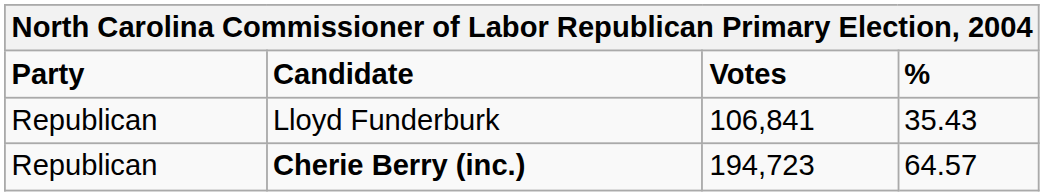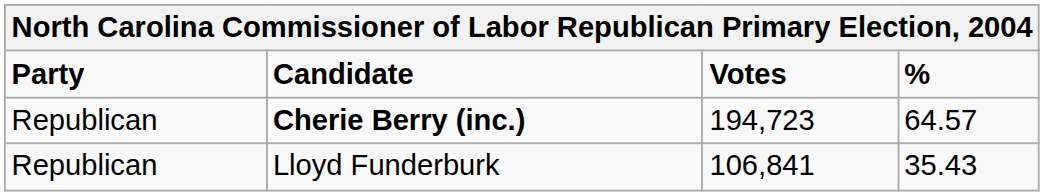rows swapped: (399, 166) <-> (386, 119)
